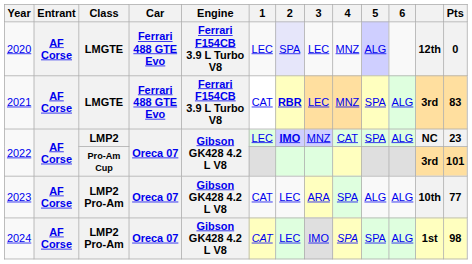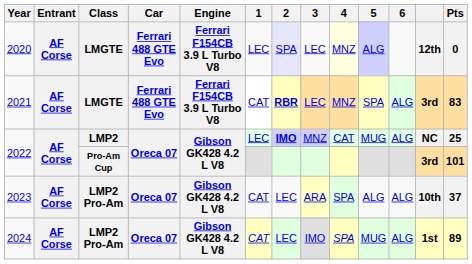(347, 49) no background -> (344, 49) lightyellow background
(375, 138) SPA -> (374, 138) MUG
(455, 138) 23 -> (455, 138) 25
(455, 197) 77 -> (455, 197) 37
(375, 239) SPA -> (374, 239) MUG
(455, 239) 98 -> (455, 239) 89
